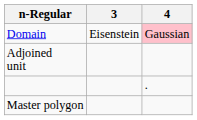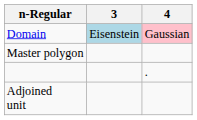(114, 33) no background -> (114, 33) lightblue background
rows swapped: (29, 59) <-> (45, 105)
